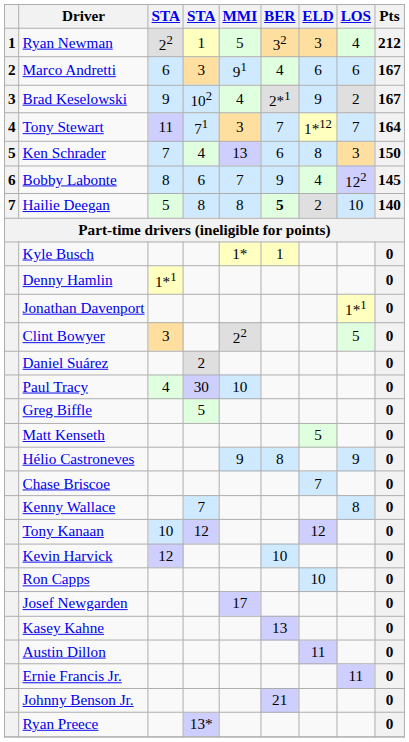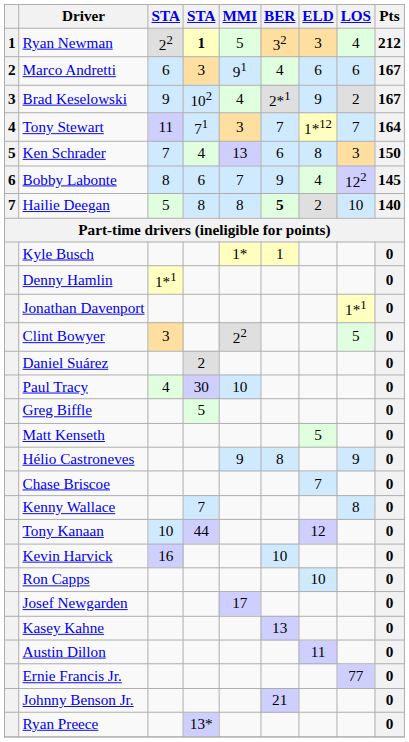(201, 42) normal -> (201, 42) bold
(201, 531) 12 -> (201, 531) 44
(166, 555) 12 -> (166, 555) 16
(356, 676) 11 -> (356, 676) 77
